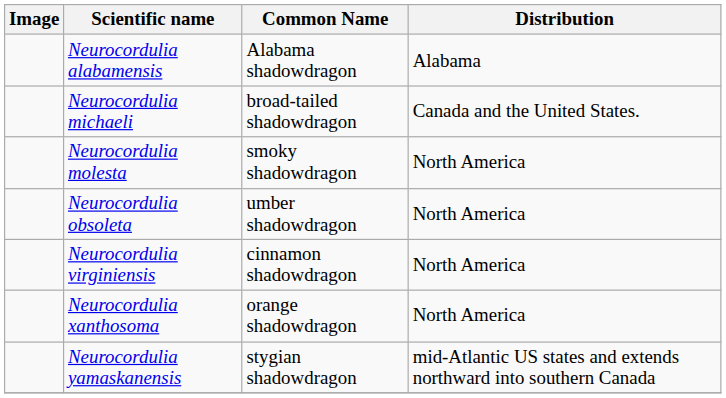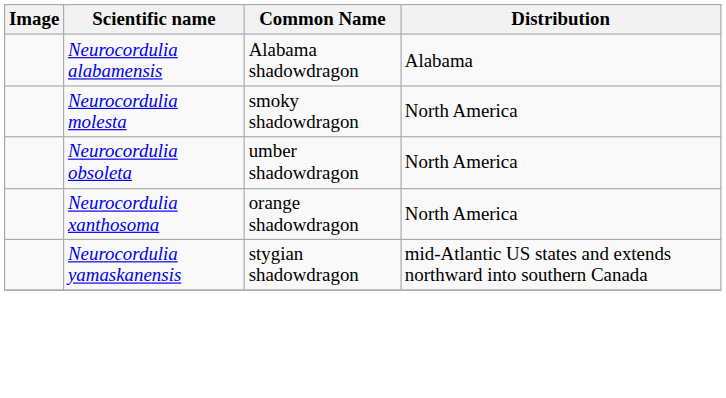- row: (123, 111)
- row: (123, 264)
